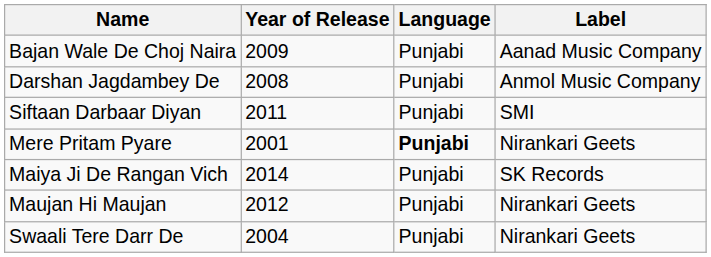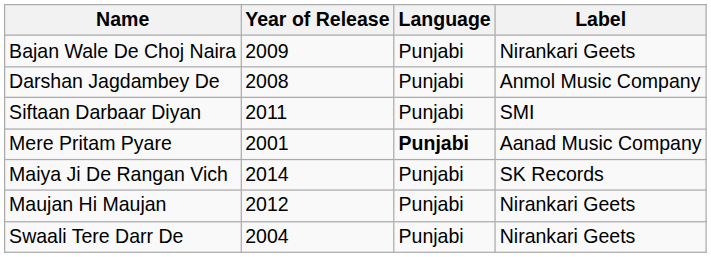(601, 50) Aanad Music Company -> (568, 50) Nirankari Geets
(568, 143) Nirankari Geets -> (601, 143) Aanad Music Company
